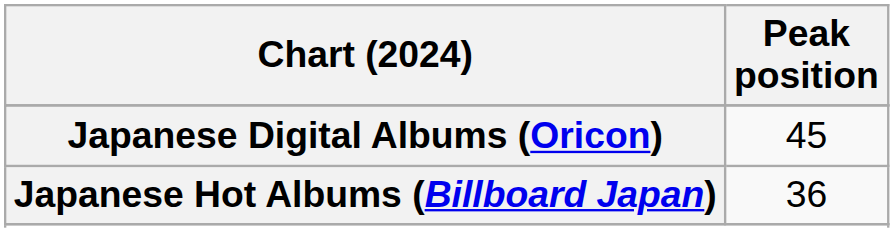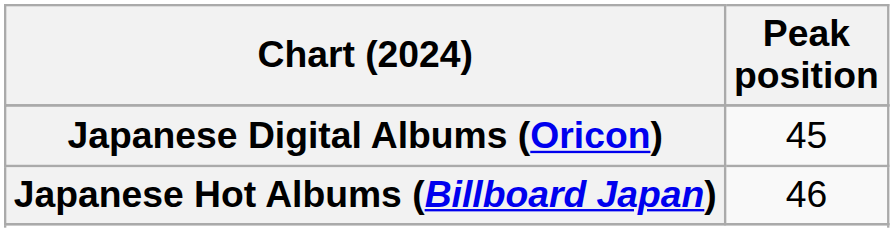(806, 194) 36 -> (806, 194) 46
